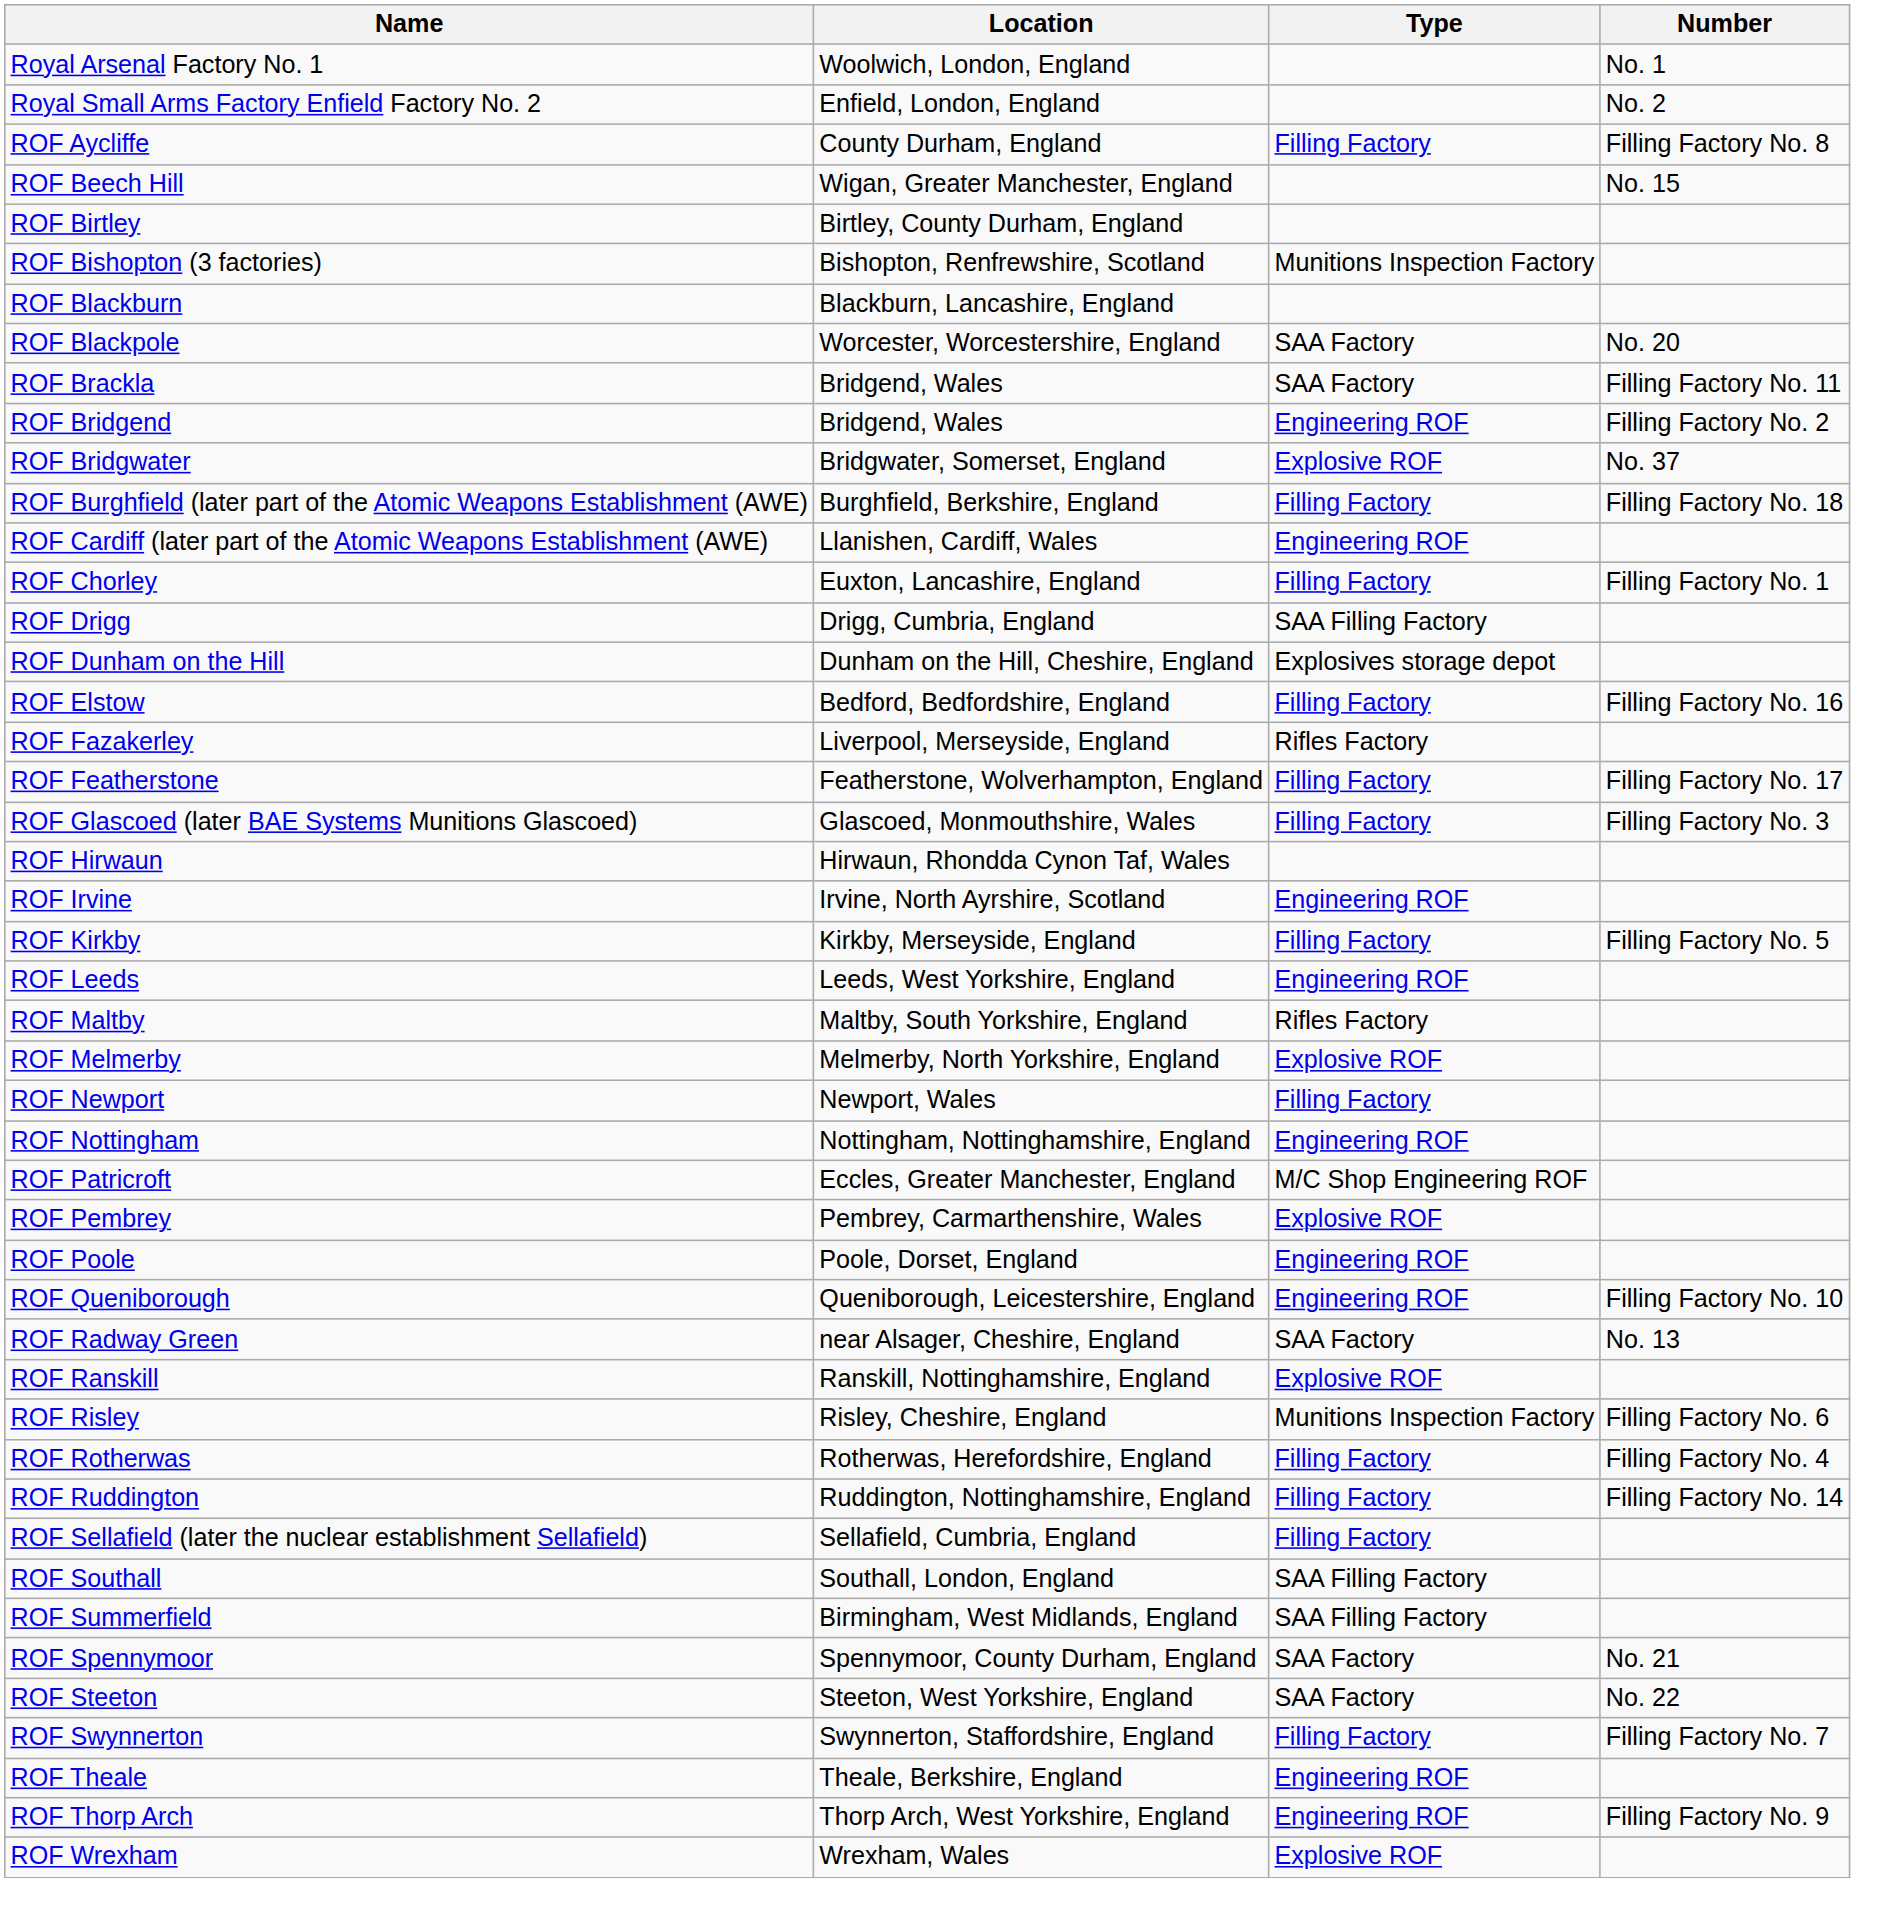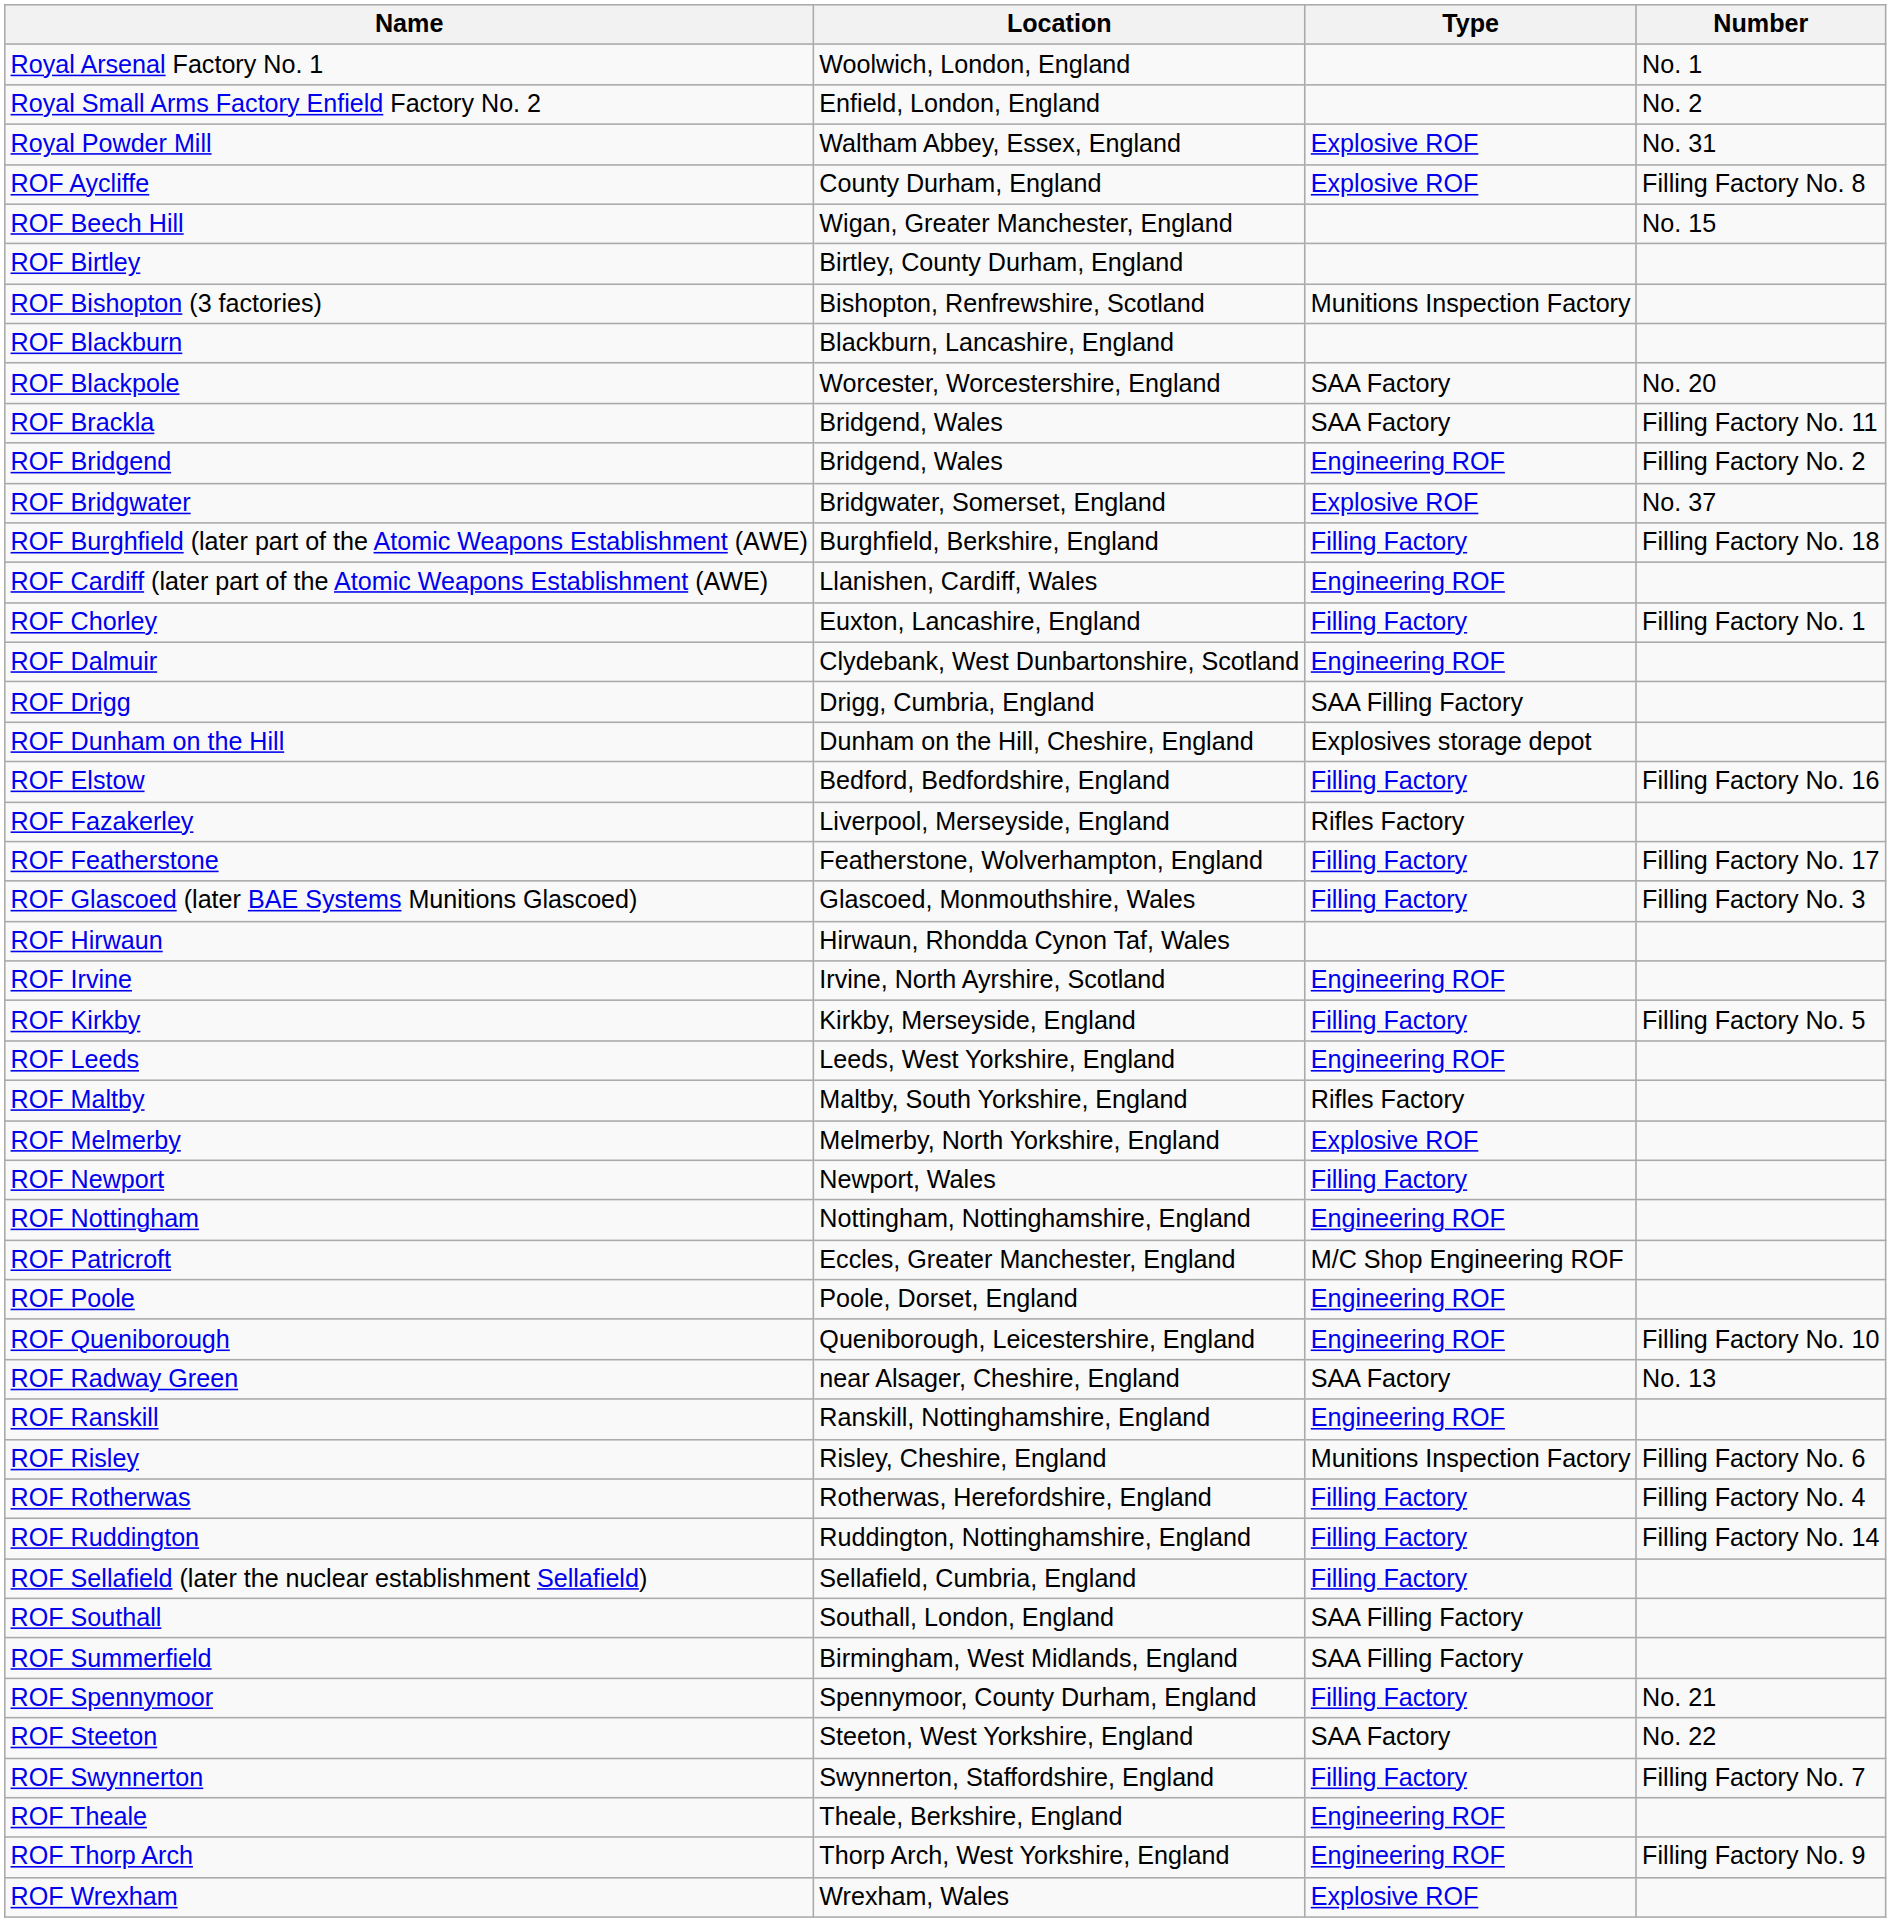+ row: (111, 143)
(1353, 143) Filling Factory -> (1395, 183) Explosive ROF
+ row: (84, 661)
- row: (91, 1219)
(1358, 1378) Explosive ROF -> (1408, 1418) Engineering ROF
(1344, 1657) SAA Factory -> (1389, 1697) Filling Factory
